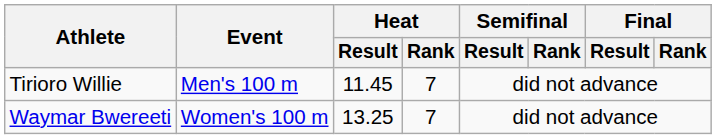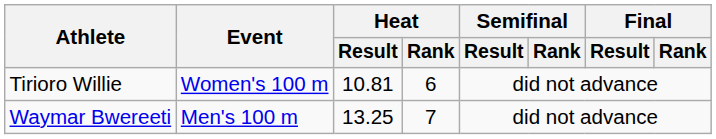(239, 85) Men's 100 m -> (255, 85) Women's 100 m
(368, 85) 11.45 -> (368, 85) 10.81
(431, 85) 7 -> (431, 85) 6
(255, 117) Women's 100 m -> (239, 117) Men's 100 m
